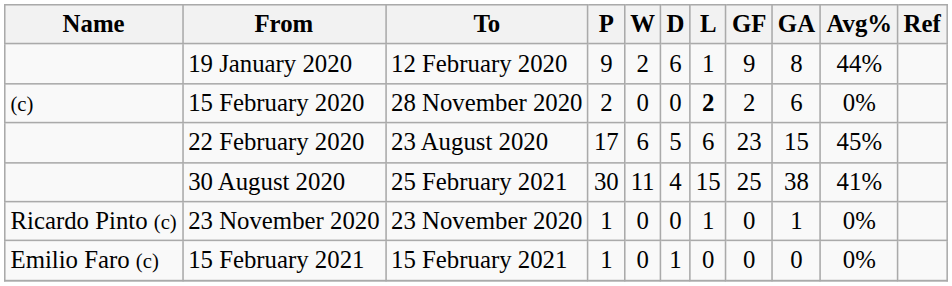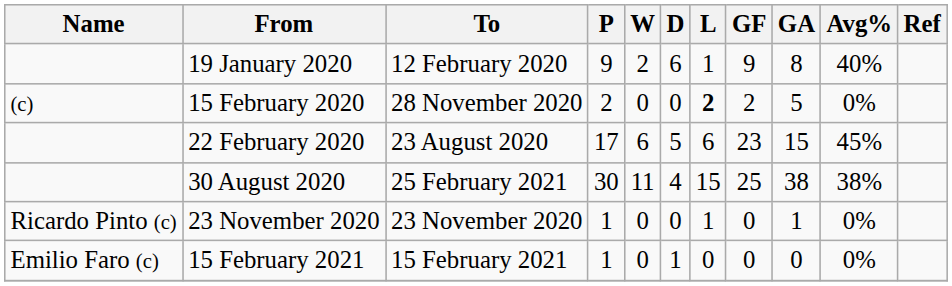(859, 63) 44% -> (859, 63) 40%
(796, 102) 6 -> (796, 102) 5
(859, 181) 41% -> (859, 181) 38%
